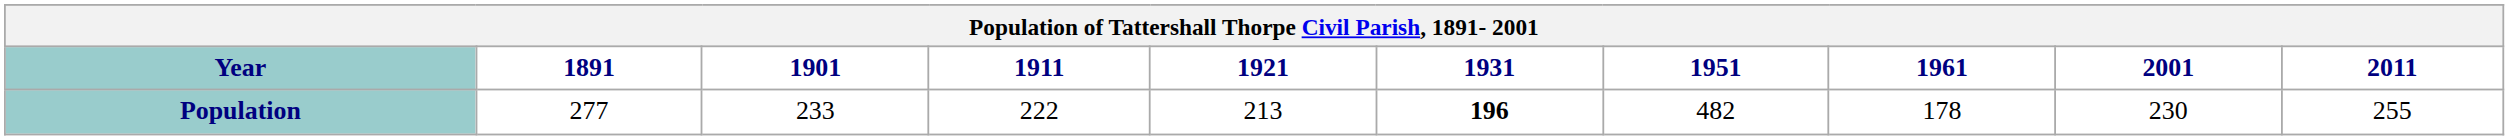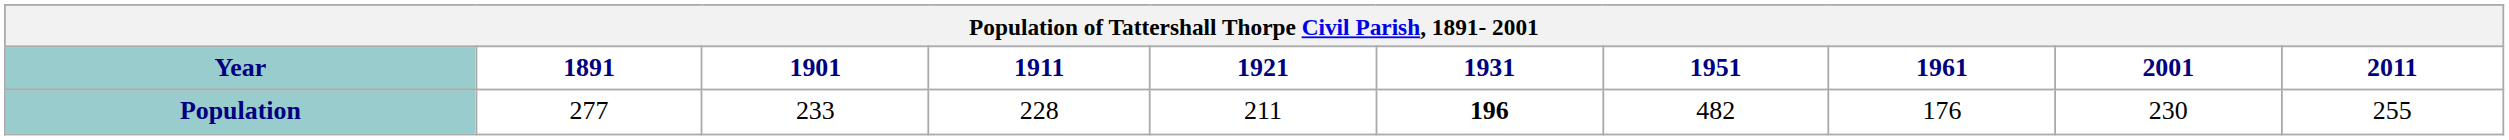(1039, 111) 222 -> (1039, 111) 228
(1263, 111) 213 -> (1263, 111) 211
(1942, 111) 178 -> (1942, 111) 176
